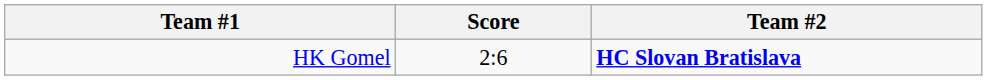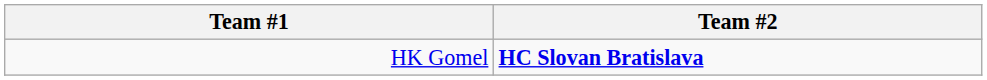- column: (493, 22)
